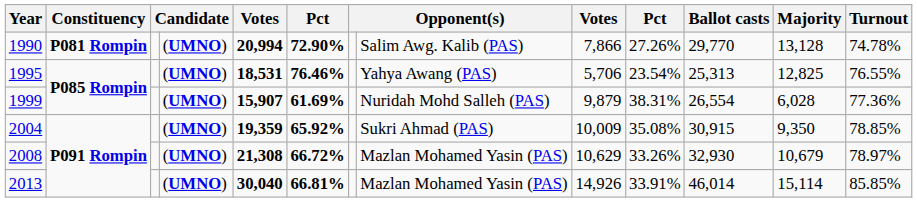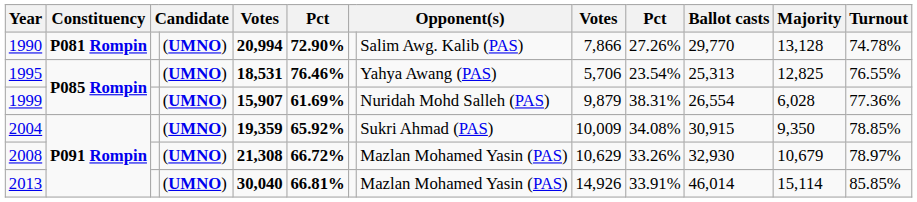(655, 128) 35.08% -> (655, 128) 34.08%
